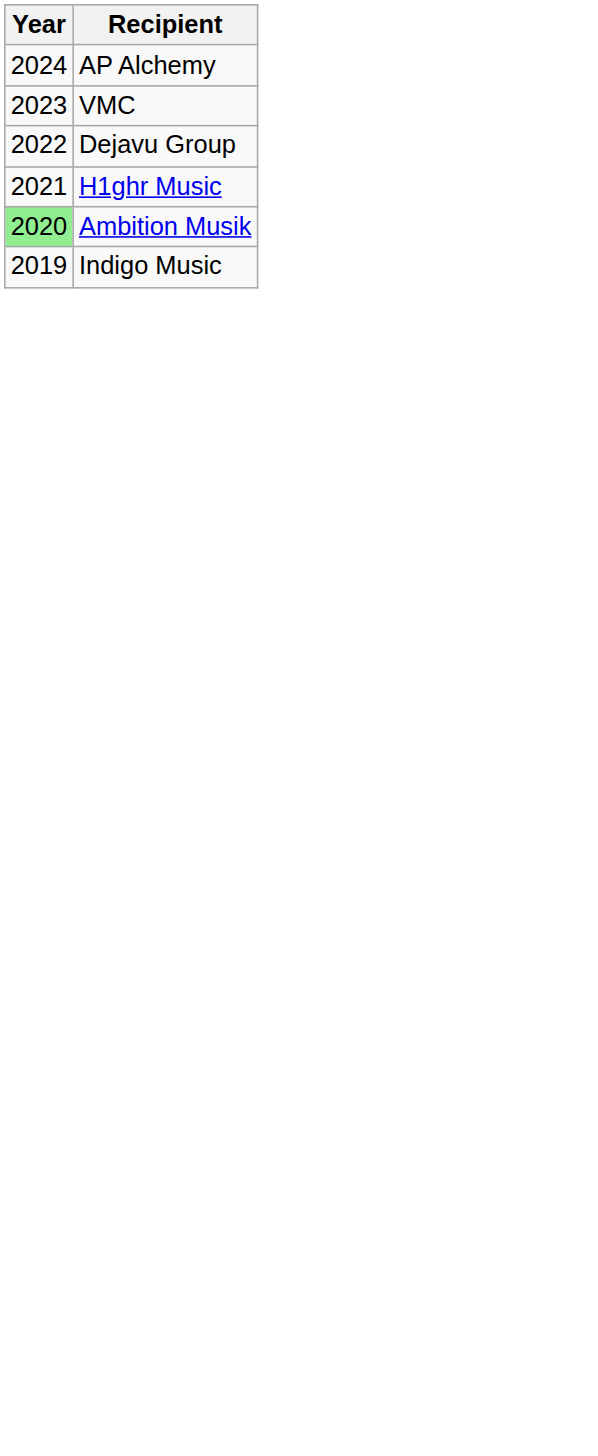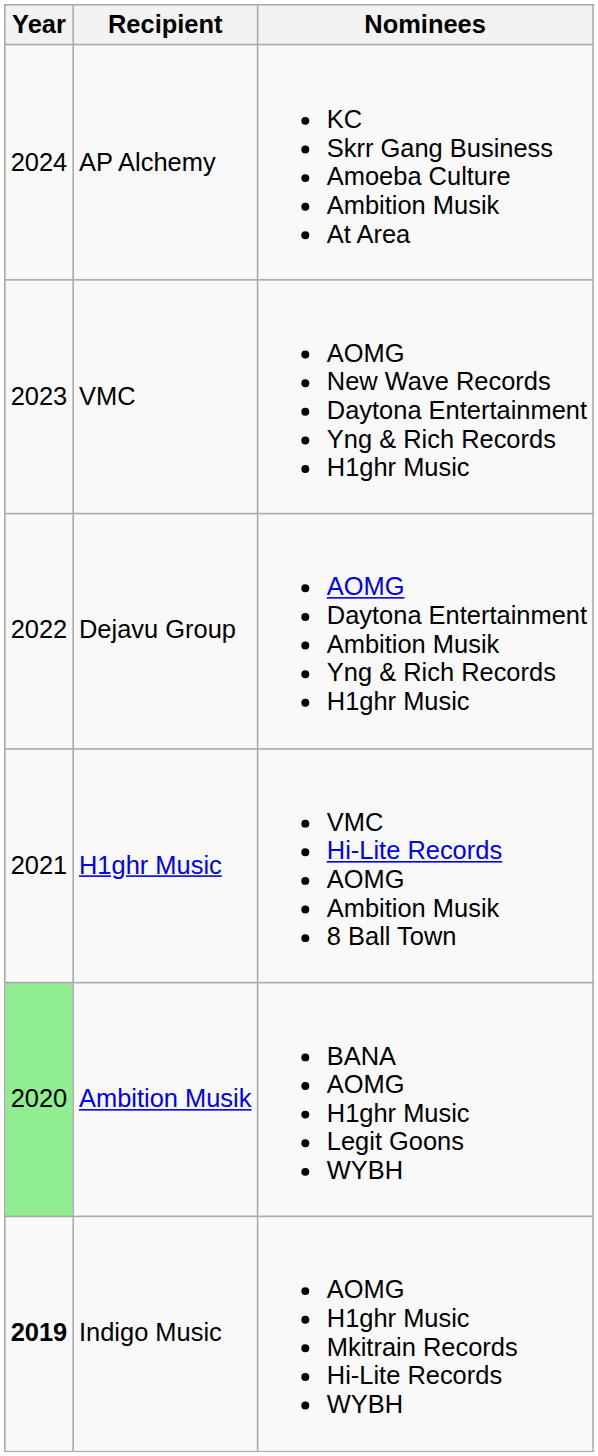+ column: (425, 24)
(39, 266) normal -> (39, 1333) bold
